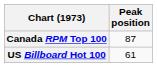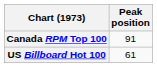(131, 39) 87 -> (131, 39) 91
